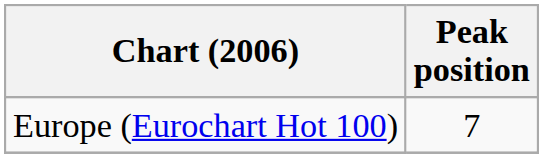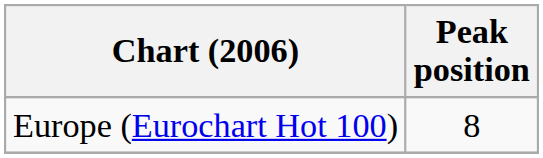(472, 124) 7 -> (472, 124) 8
